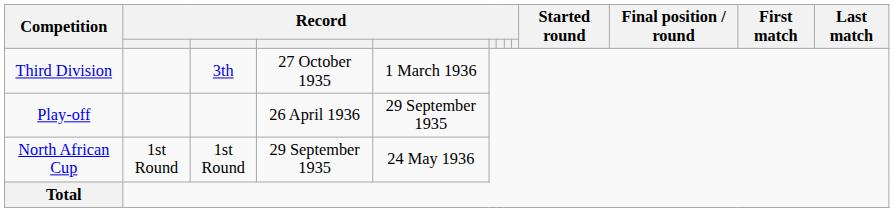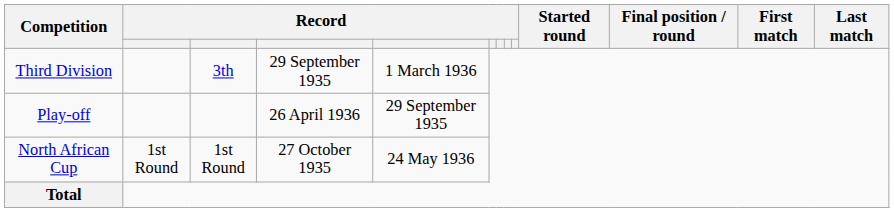(315, 70) 27 October 1935 -> (315, 70) 29 September 1935
(315, 159) 29 September 1935 -> (315, 159) 27 October 1935
